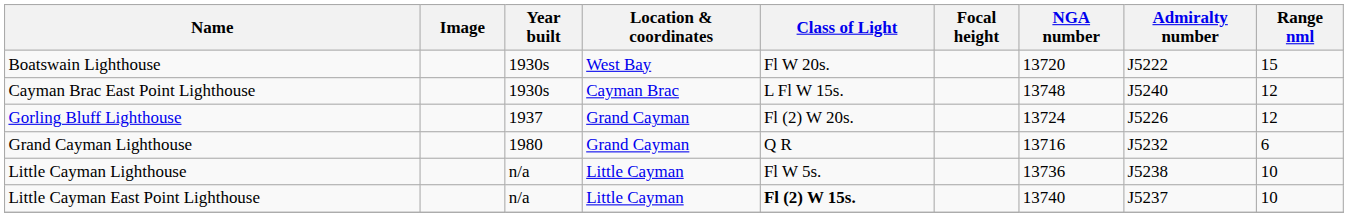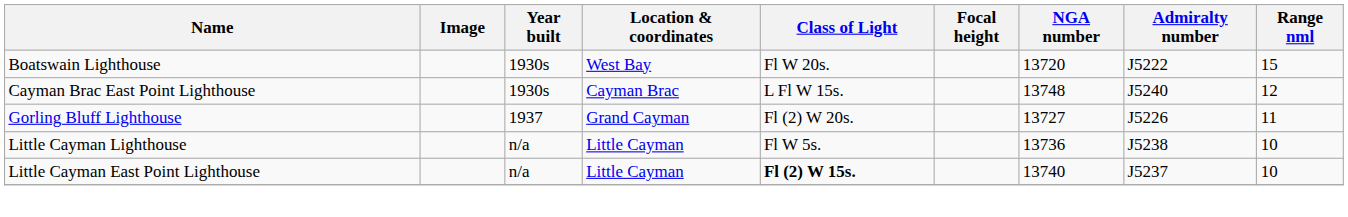(1044, 117) 13724 -> (1044, 117) 13727
(1269, 117) 12 -> (1269, 117) 11
- row: (100, 144)
